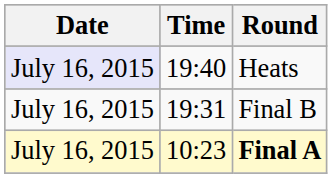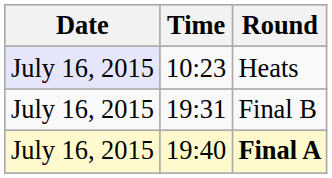(196, 67) 19:40 -> (196, 67) 10:23
(196, 151) 10:23 -> (196, 151) 19:40
